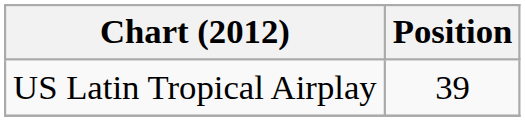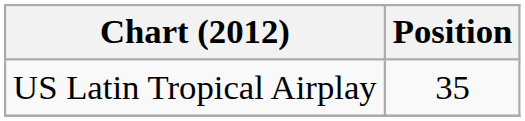(453, 87) 39 -> (453, 87) 35
